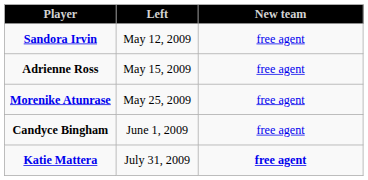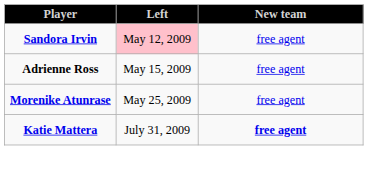(157, 38) no background -> (157, 38) pink background
- row: (60, 130)
